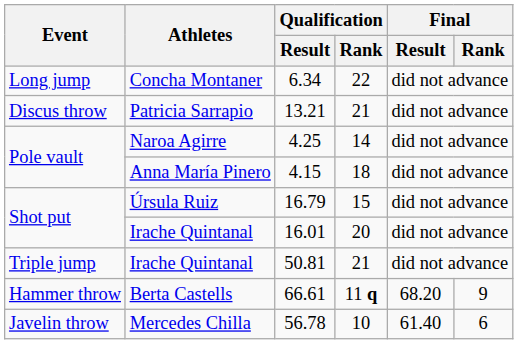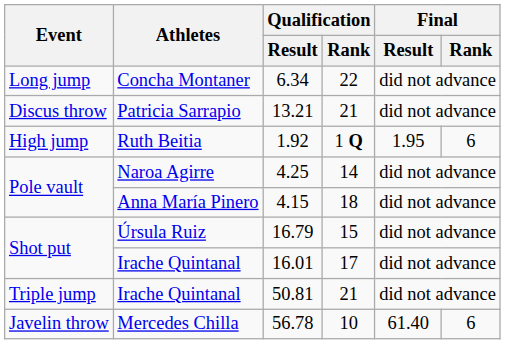+ row: (160, 141)
(361, 232) 20 -> (349, 263) 17
- row: (181, 293)
